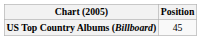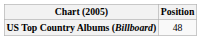(178, 27) 45 -> (178, 27) 48
